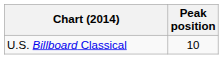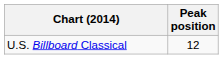(193, 44) 10 -> (193, 44) 12
